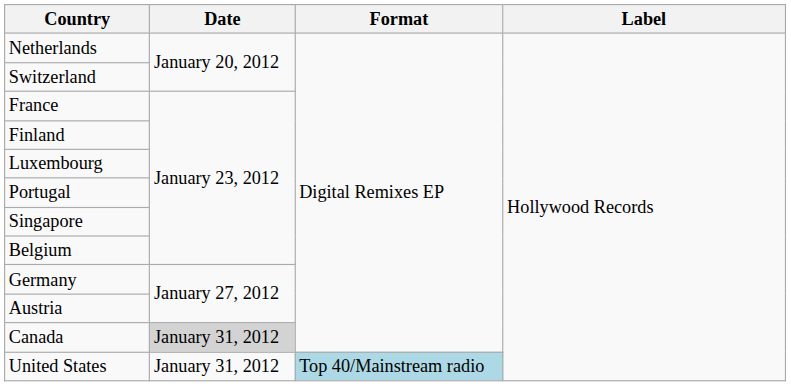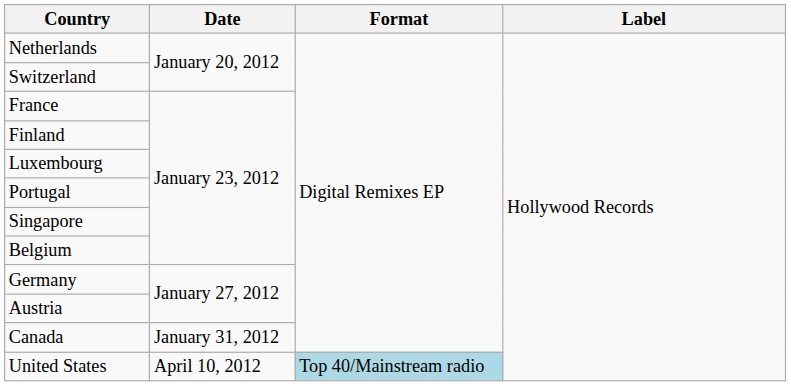(217, 337) lightgrey background -> (217, 337) no background
(217, 366) January 31, 2012 -> (207, 366) April 10, 2012
